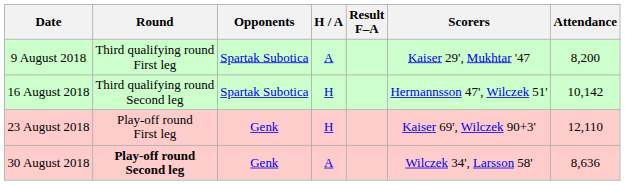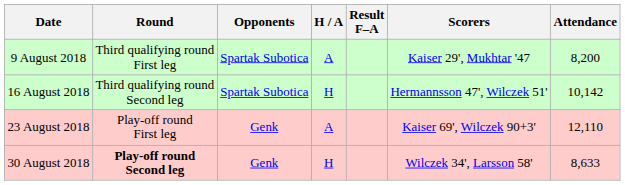(329, 127) H -> (329, 127) A
(329, 162) A -> (329, 162) H
(585, 162) 8,636 -> (585, 162) 8,633
